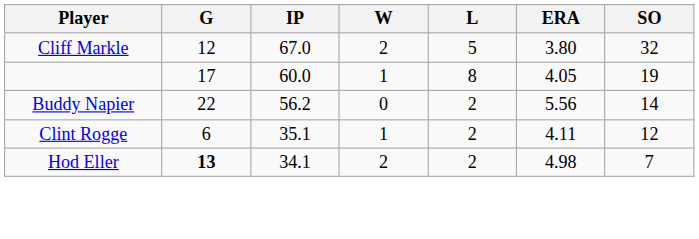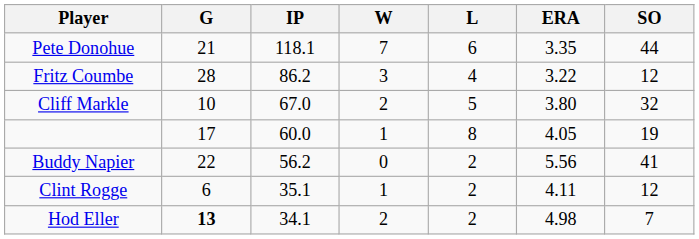+ row: (83, 47)
+ row: (83, 76)
(206, 47) 12 -> (206, 104) 10
(649, 104) 14 -> (649, 162) 41
